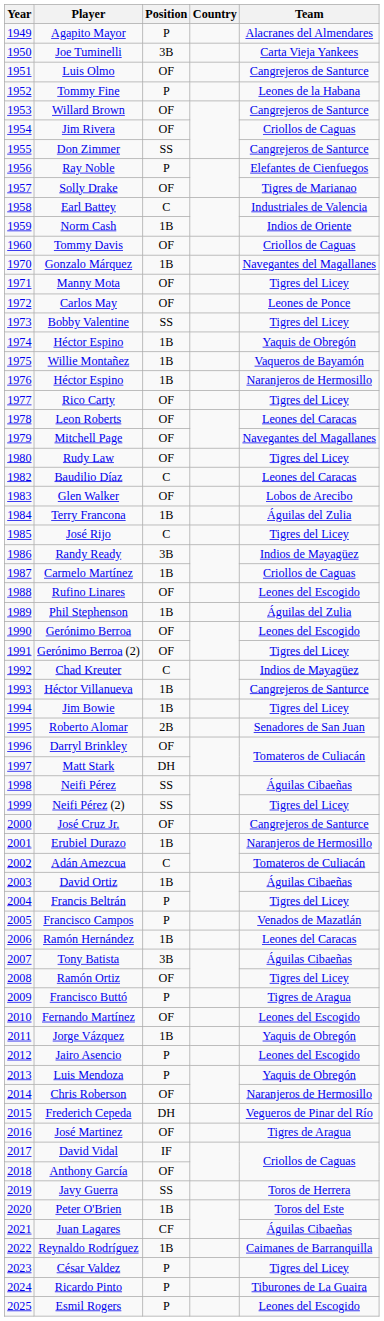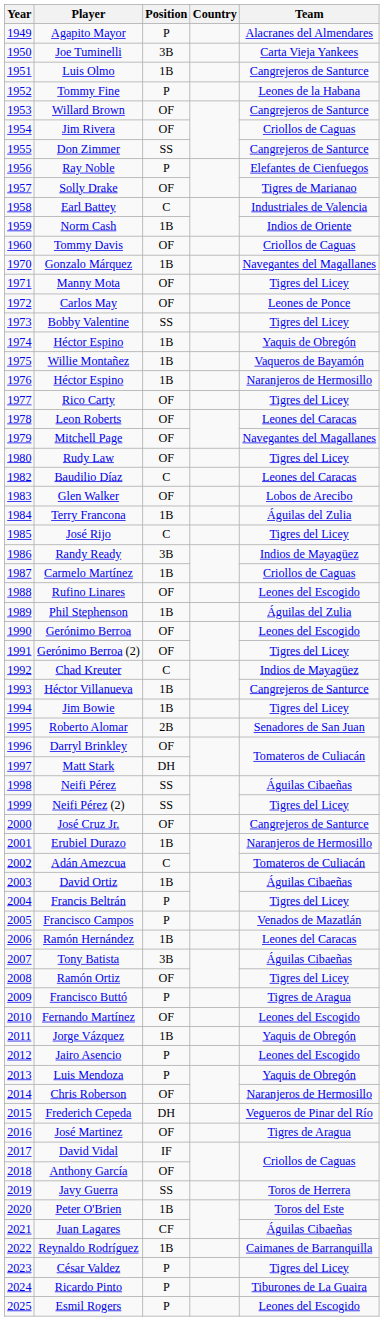(166, 71) OF -> (166, 71) 1B
